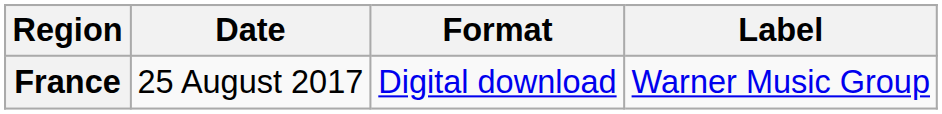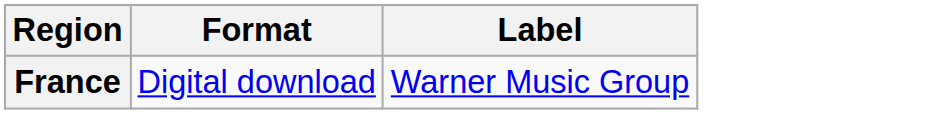- column: (250, 30)
